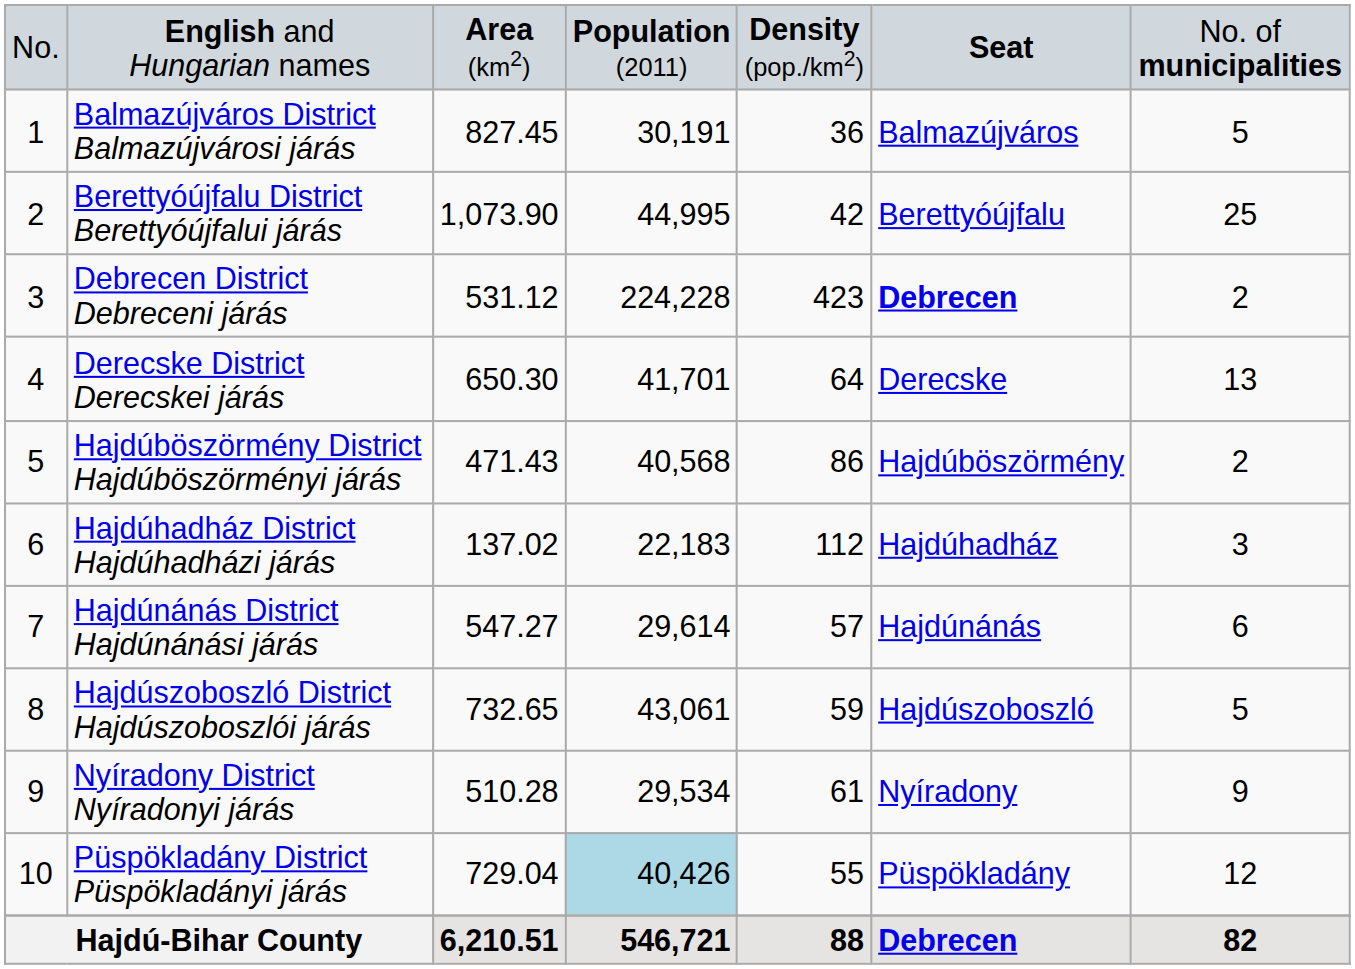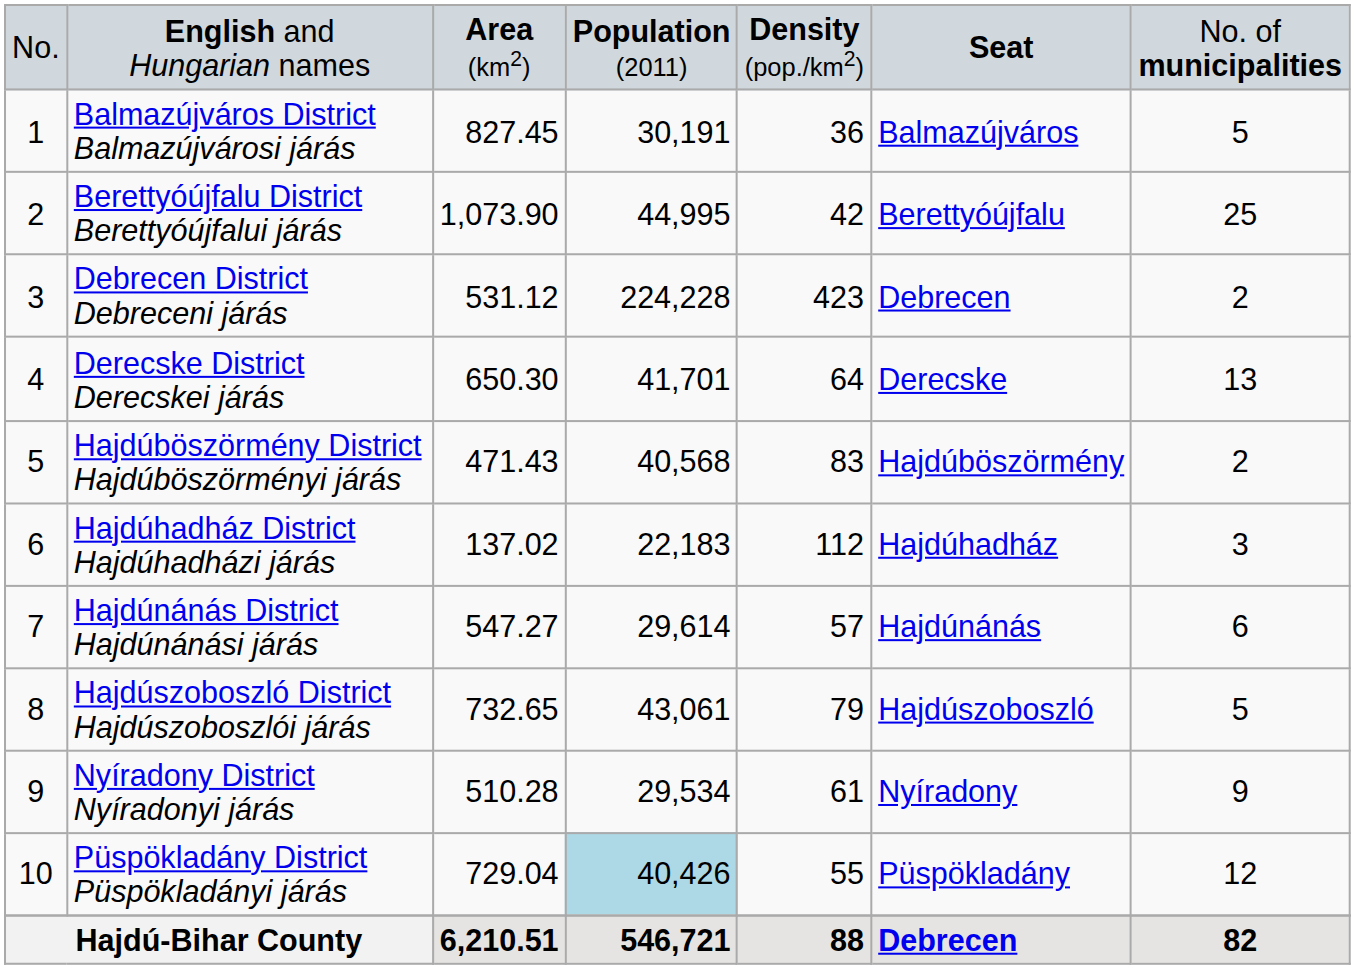(948, 297) bold -> (944, 297) normal
(847, 462) 86 -> (847, 462) 83
(847, 709) 59 -> (847, 709) 79
